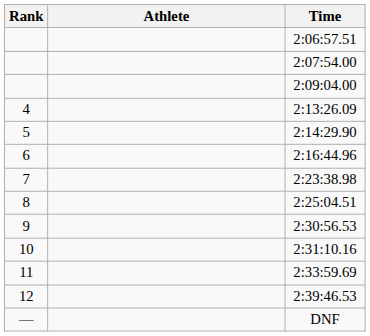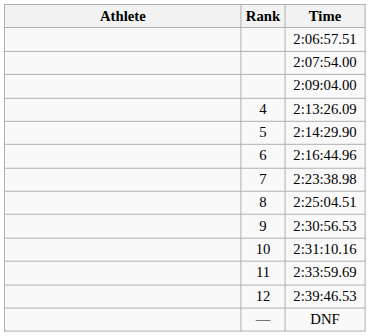columns swapped: (26, 16) <-> (166, 16)
